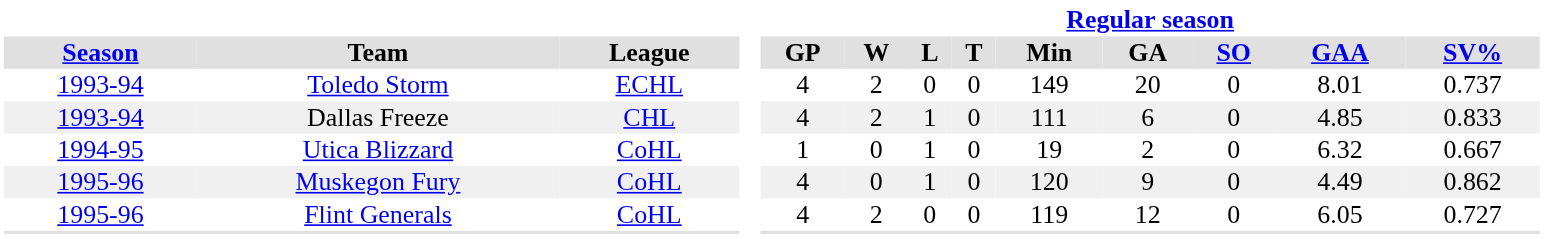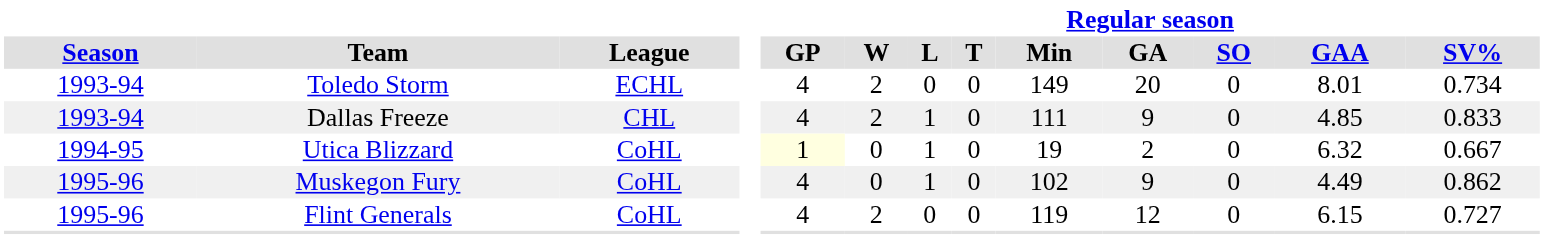(1473, 84) 0.737 -> (1473, 84) 0.734
(1148, 117) 6 -> (1148, 117) 9
(803, 149) no background -> (803, 149) lightyellow background
(1049, 181) 120 -> (1049, 181) 102
(1340, 214) 6.05 -> (1340, 214) 6.15
